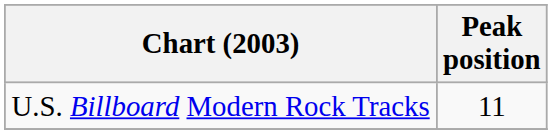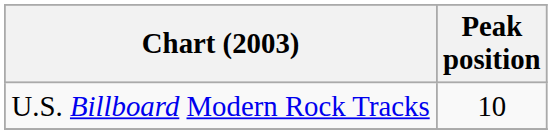(492, 105) 11 -> (492, 105) 10
